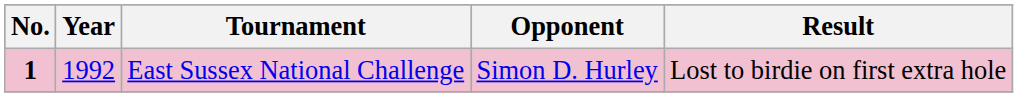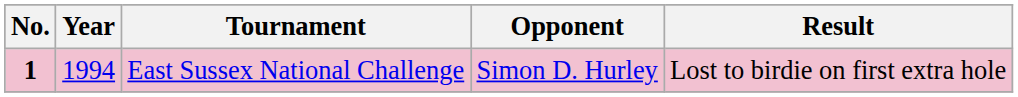(89, 70) 1992 -> (89, 70) 1994
